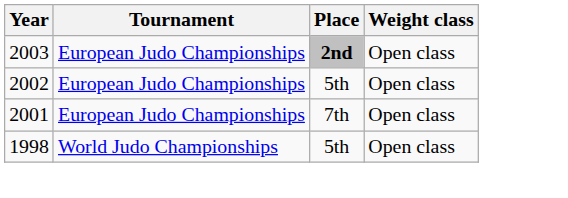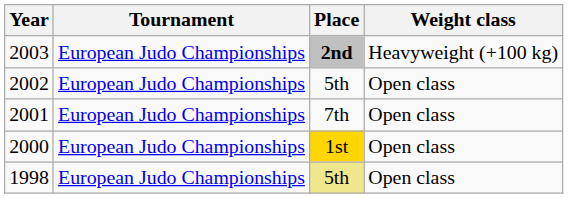(412, 51) Open class -> (463, 51) Heavyweight (+100 kg)
+ row: (29, 146)
(168, 146) World Judo Championships -> (181, 177) European Judo Championships
(337, 146) no background -> (337, 177) khaki background
